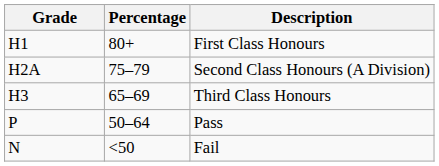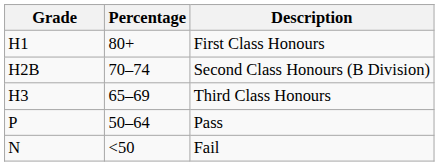- row: (312, 69)
+ row: (312, 69)
